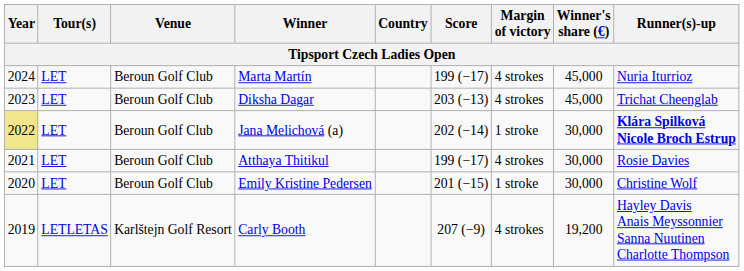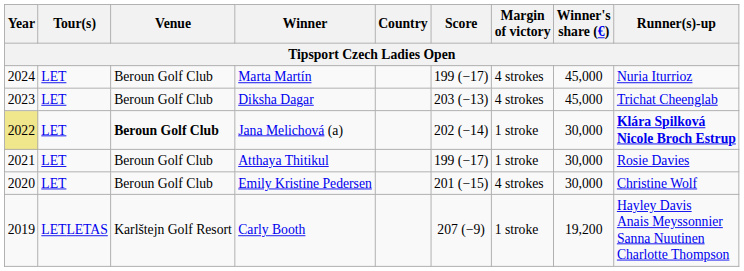(164, 130) normal -> (166, 130) bold
(519, 161) 4 strokes -> (517, 161) 1 stroke
(517, 183) 1 stroke -> (519, 183) 4 strokes
(519, 230) 4 strokes -> (517, 230) 1 stroke
